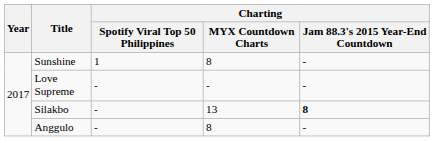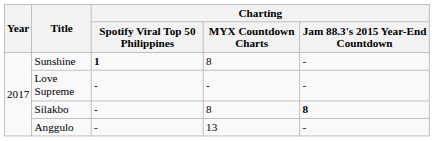(97, 61) normal -> (97, 61) bold
(212, 109) 13 -> (209, 109) 8
(209, 127) 8 -> (212, 127) 13
